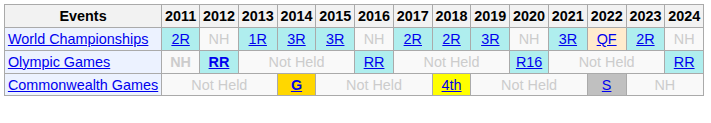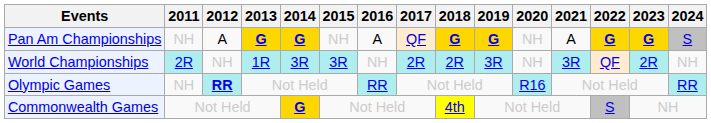+ row: (85, 39)
(181, 62) bold -> (184, 85) normal
